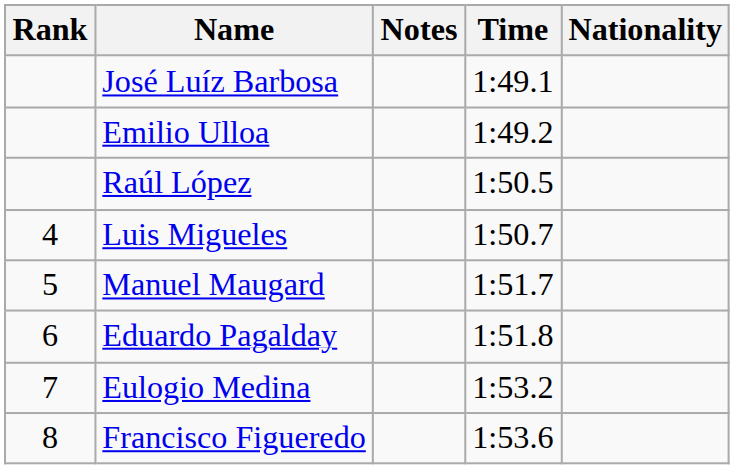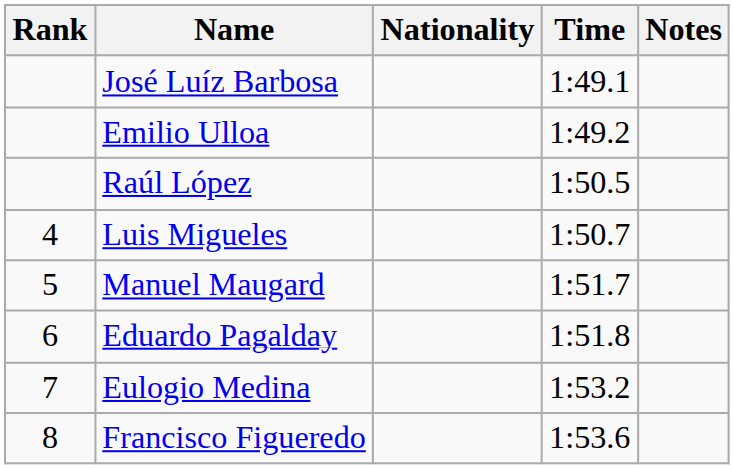columns swapped: (645, 30) <-> (419, 30)
